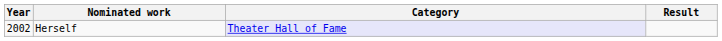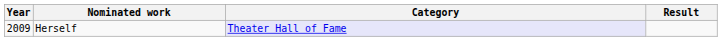(19, 29) 2002 -> (19, 29) 2009
